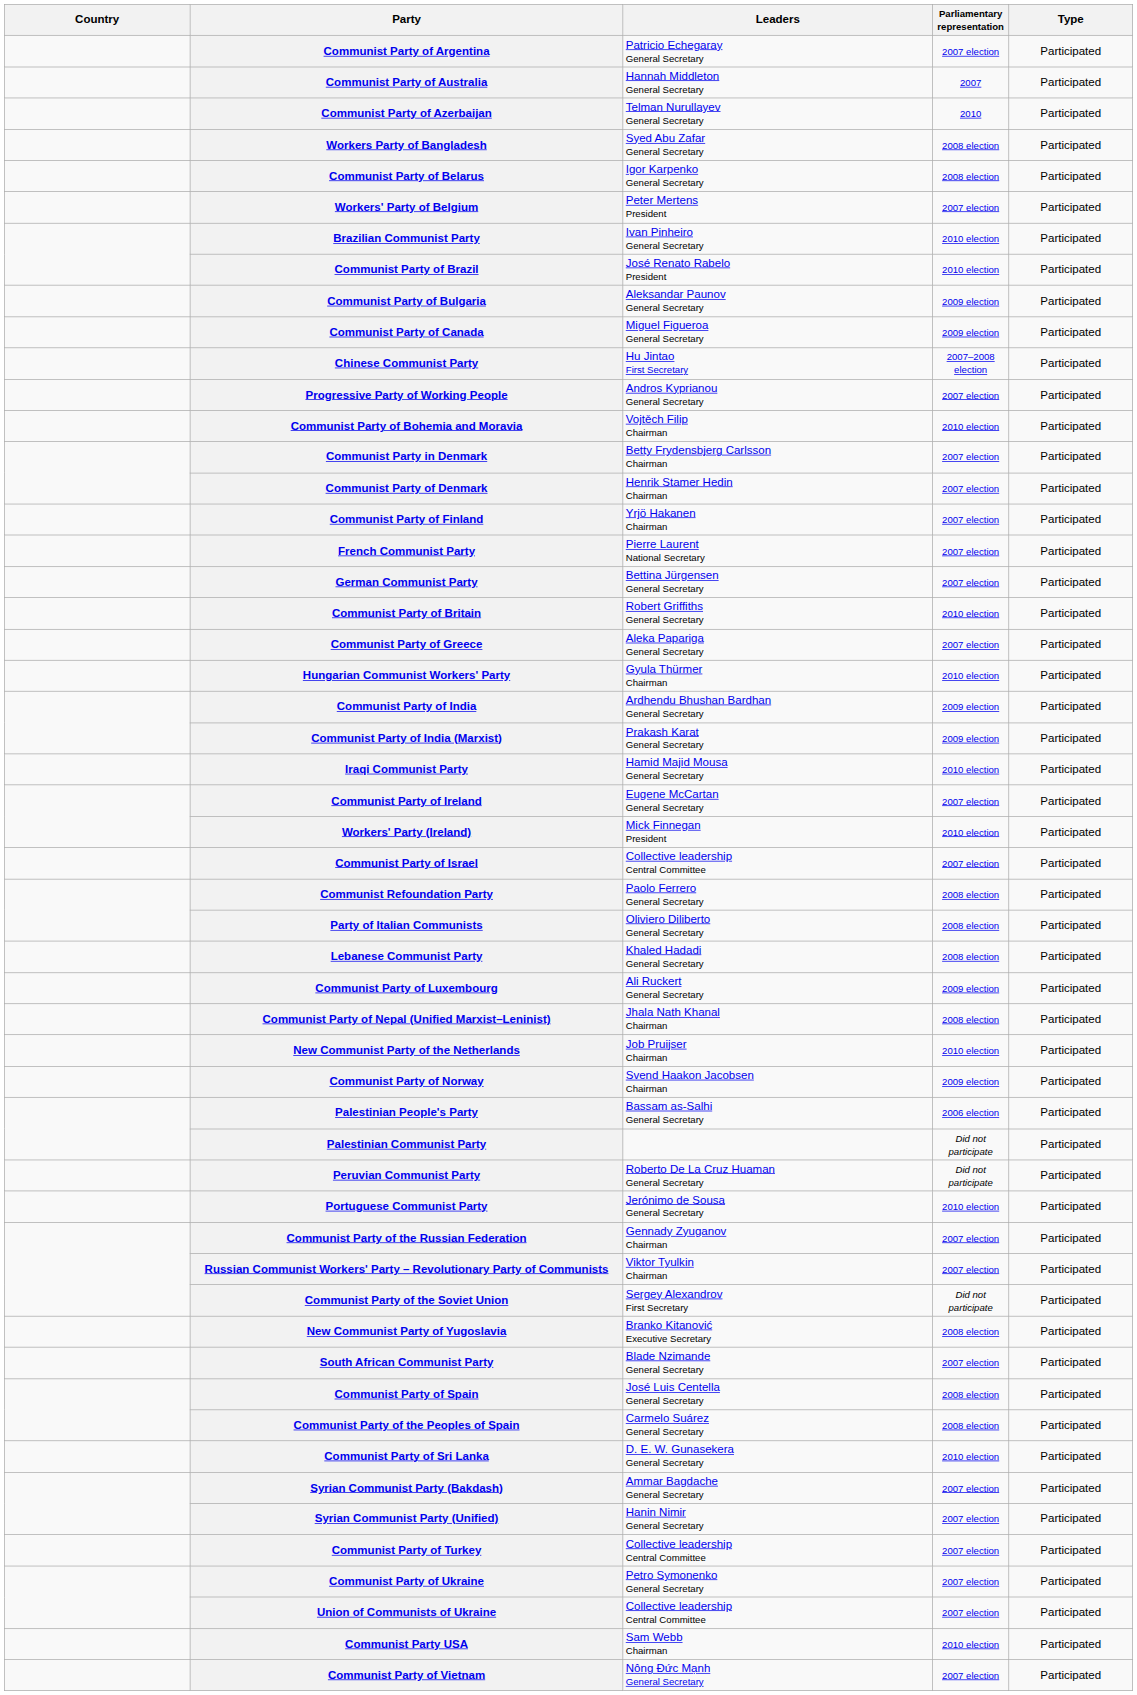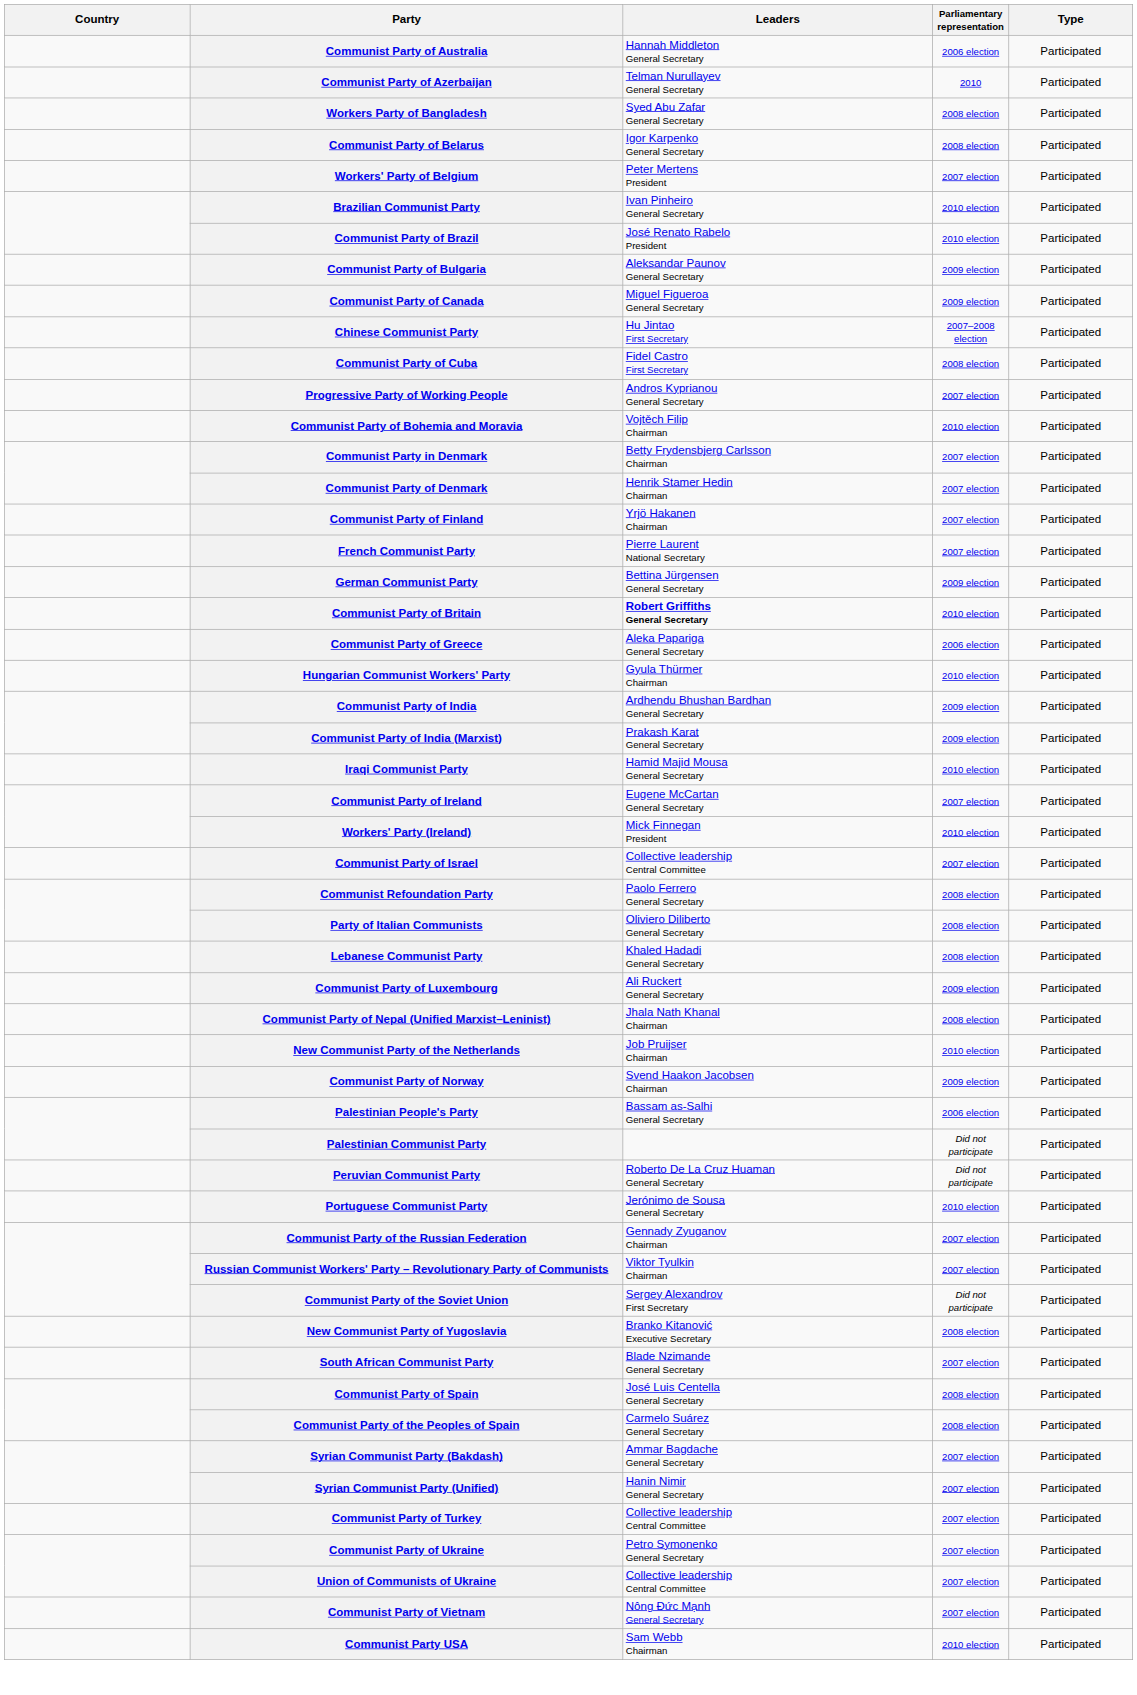- row: (407, 51)
(971, 83) 2007 -> (971, 52) 2006 election
+ row: (407, 363)
(971, 582) 2007 election -> (971, 582) 2009 election
(665, 613) normal -> (668, 613) bold
(971, 645) 2007 election -> (971, 645) 2006 election
- row: (407, 1456)
rows swapped: (407, 1644) <-> (407, 1675)
